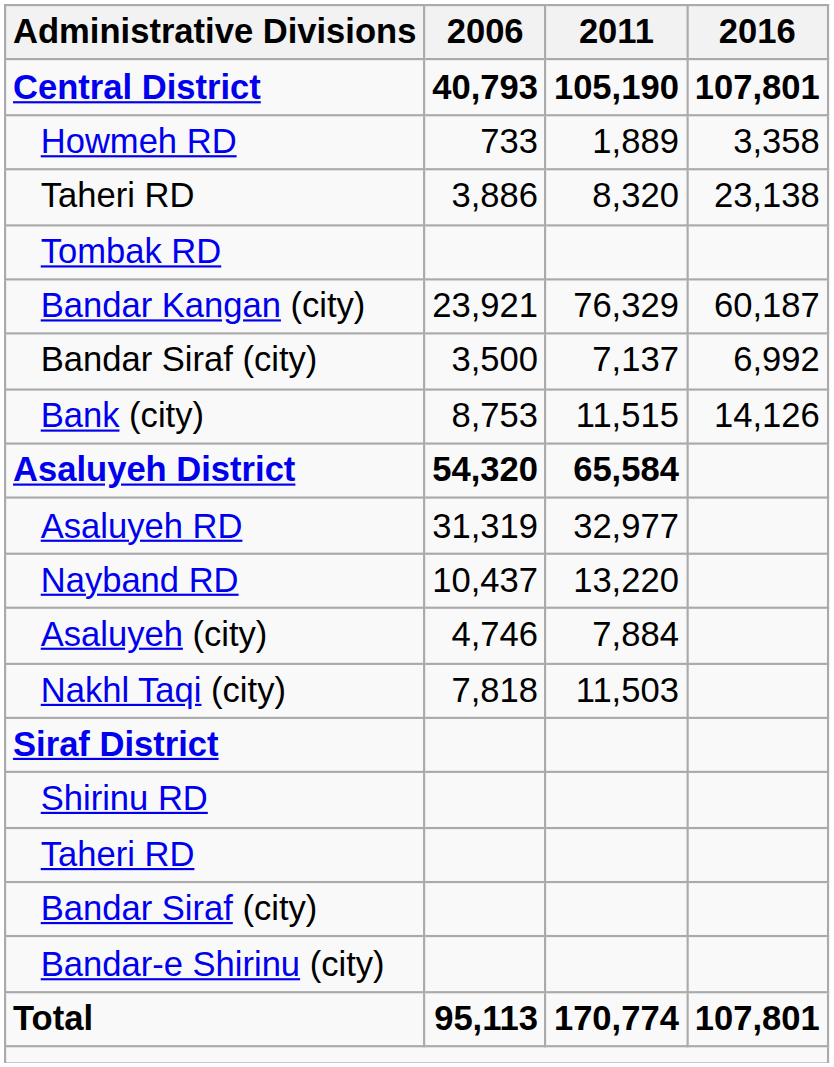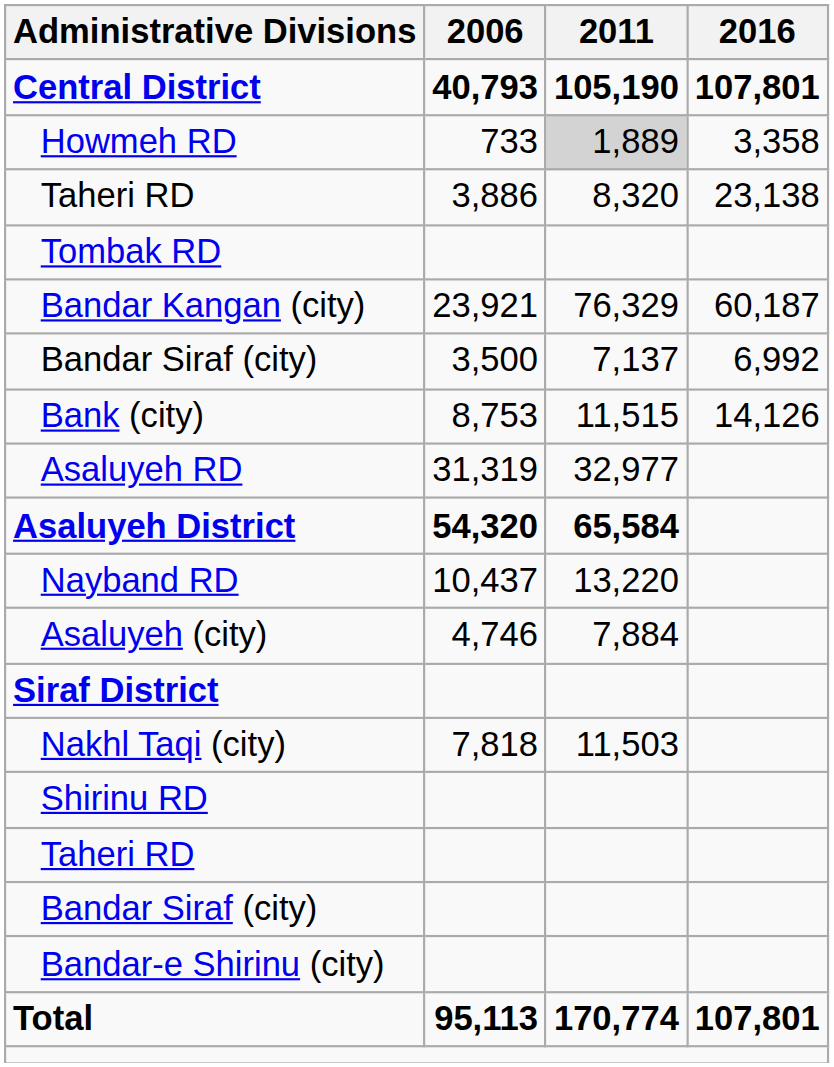(636, 141) no background -> (636, 141) lightgrey background
rows swapped: (154, 470) <-> (142, 525)
rows swapped: (163, 689) <-> (116, 744)
